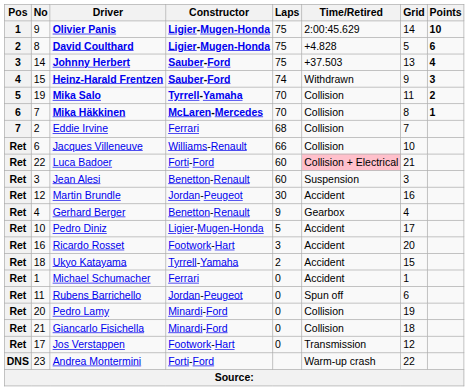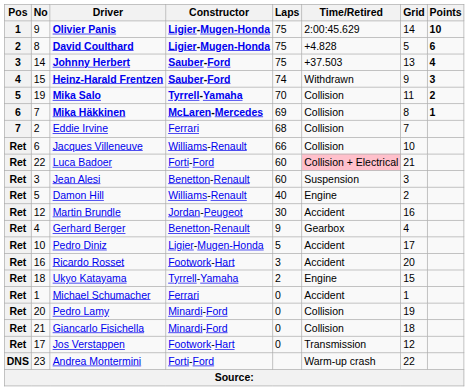(281, 112) 70 -> (281, 112) 69
+ row: (78, 195)
(324, 262) Accident -> (321, 278) Engine
- row: (97, 295)
